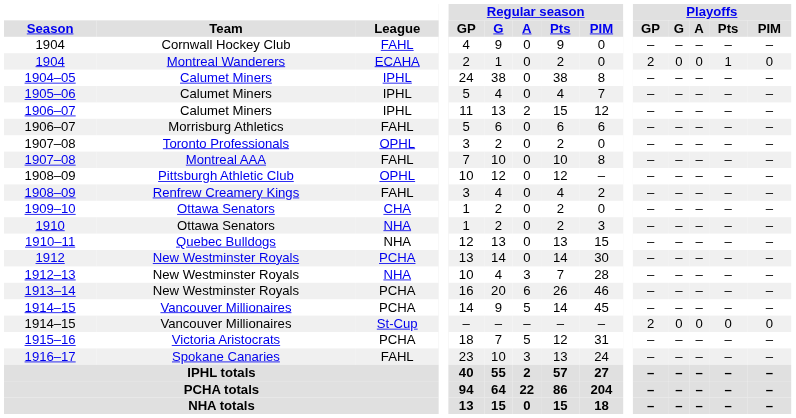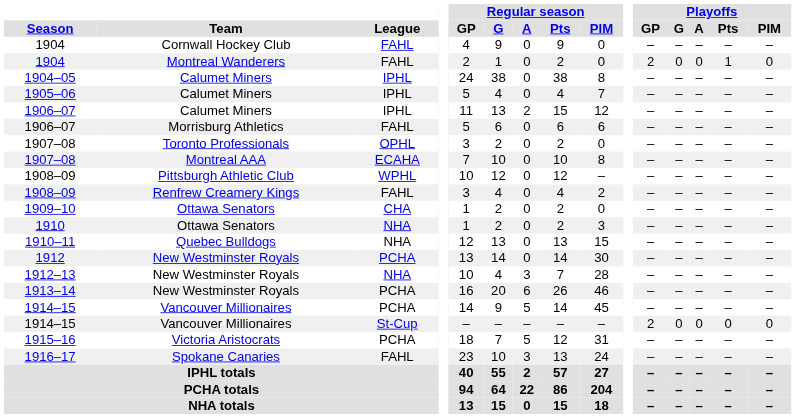(397, 61) ECAHA -> (397, 61) FAHL
(397, 159) FAHL -> (397, 159) ECAHA
(397, 176) OPHL -> (397, 176) WPHL
